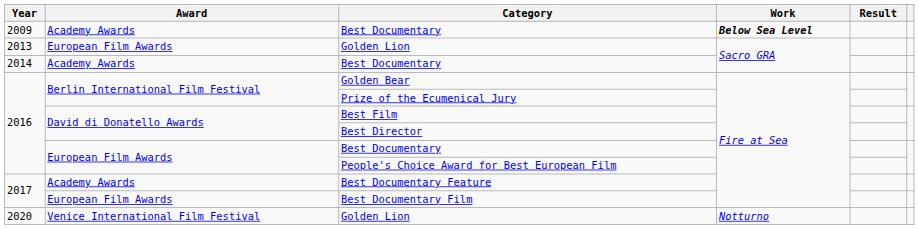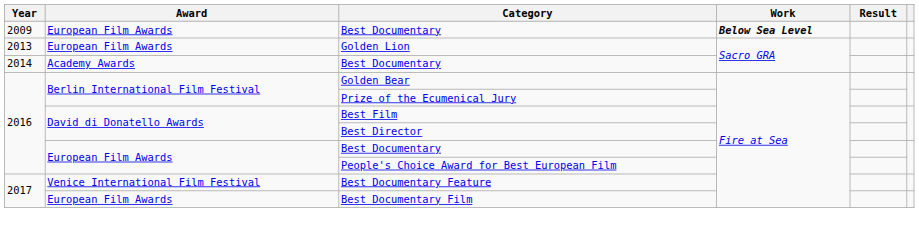(91, 30) Academy Awards -> (110, 30) European Film Awards
(91, 182) Academy Awards -> (154, 182) Venice International Film Festival
- row: (19, 216)
